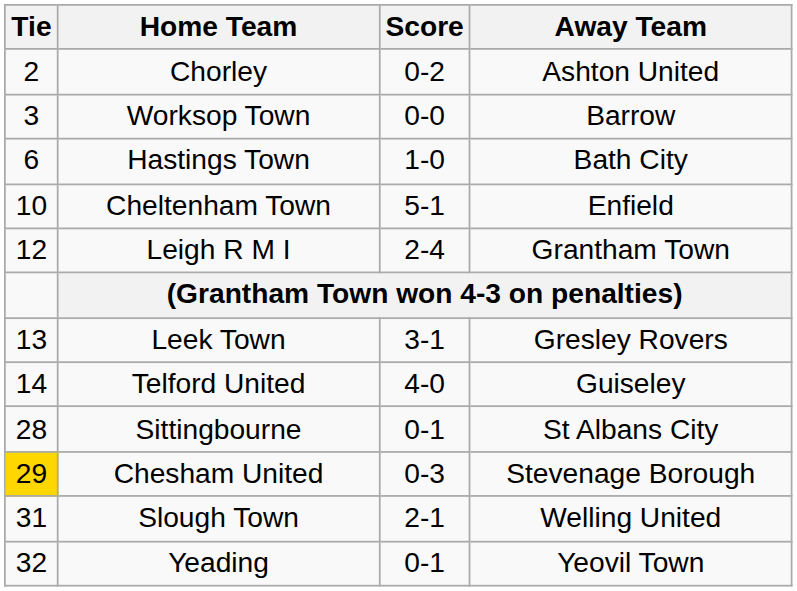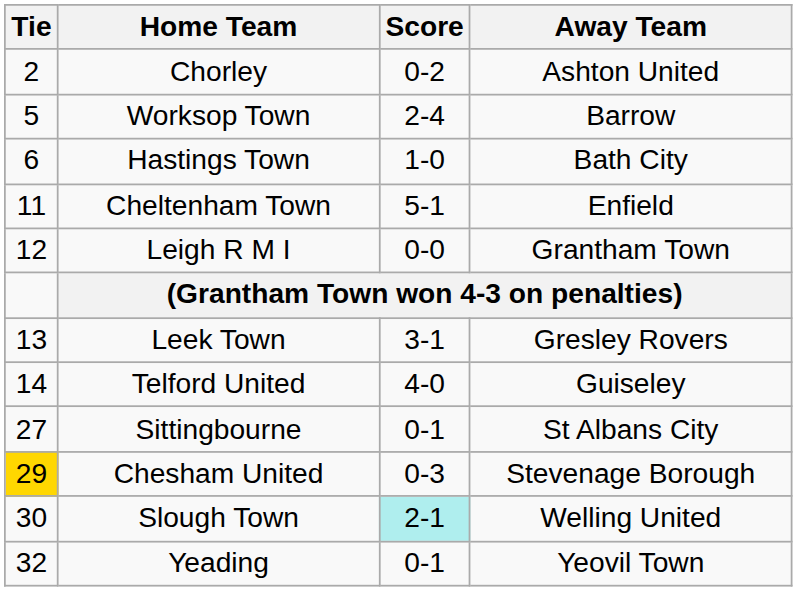(31, 116) 3 -> (31, 116) 5
(425, 116) 0-0 -> (425, 116) 2-4
(31, 205) 10 -> (31, 205) 11
(425, 250) 2-4 -> (425, 250) 0-0
(31, 428) 28 -> (31, 428) 27
(31, 518) 31 -> (31, 518) 30
(425, 518) no background -> (425, 518) paleturquoise background
